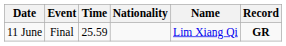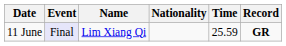columns swapped: (205, 13) <-> (94, 13)
(62, 31) no background -> (62, 31) lavender background
